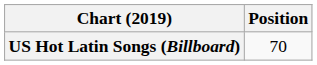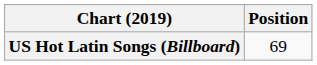(278, 45) 70 -> (278, 45) 69
